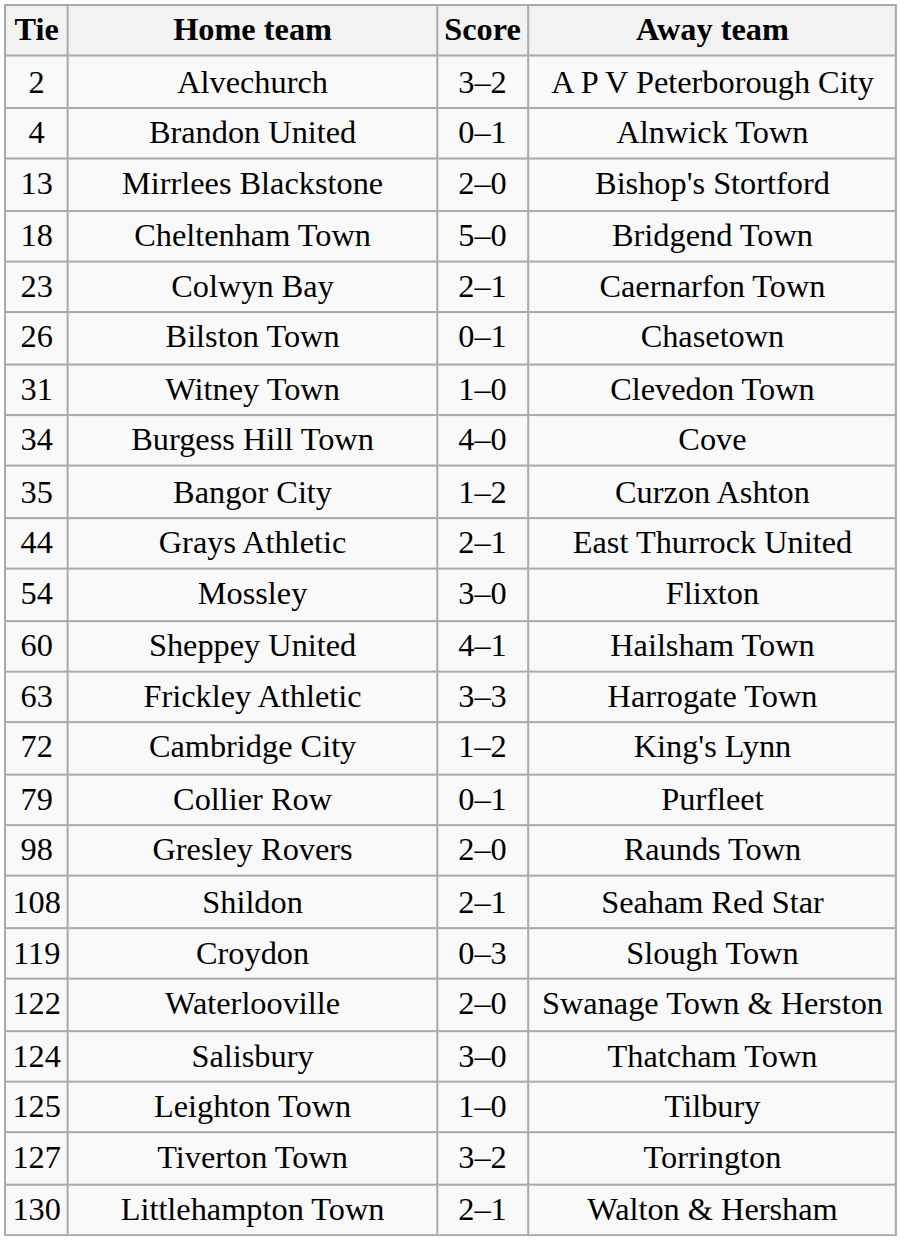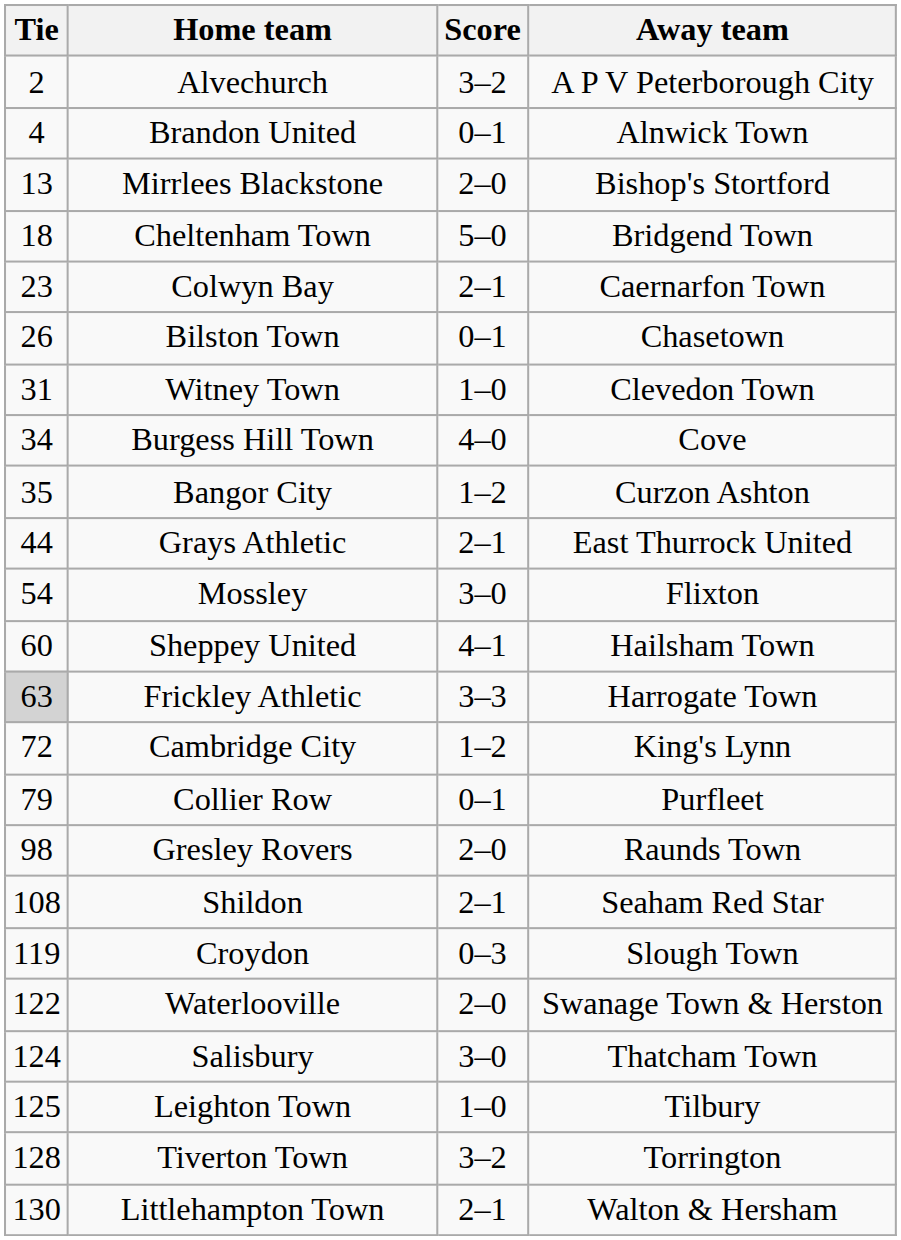(37, 696) no background -> (37, 696) lightgrey background
(37, 1157) 127 -> (37, 1157) 128
